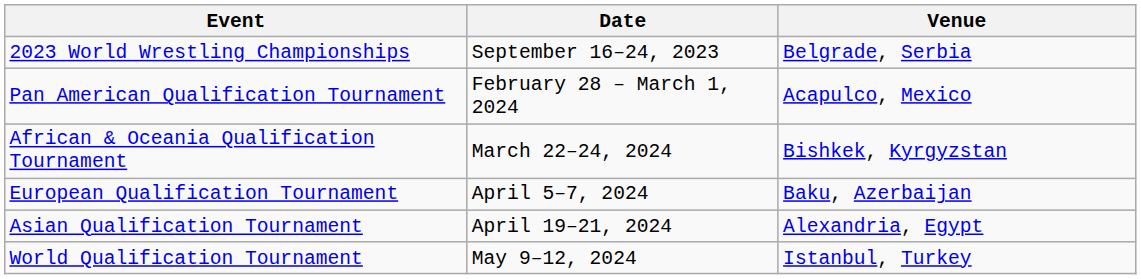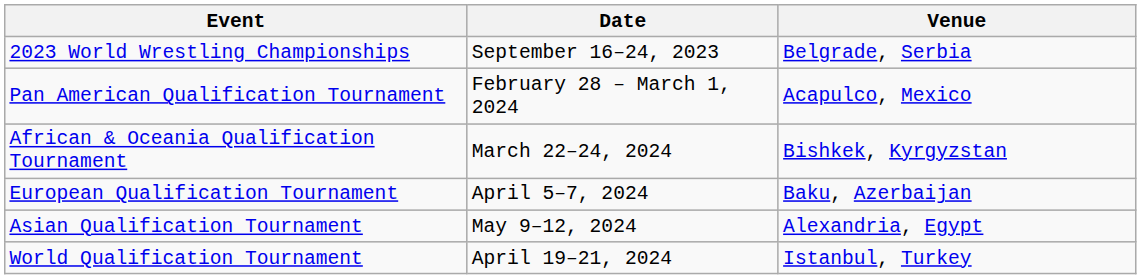(572, 226) April 19–21, 2024 -> (554, 226) May 9–12, 2024
(554, 258) May 9–12, 2024 -> (572, 258) April 19–21, 2024
